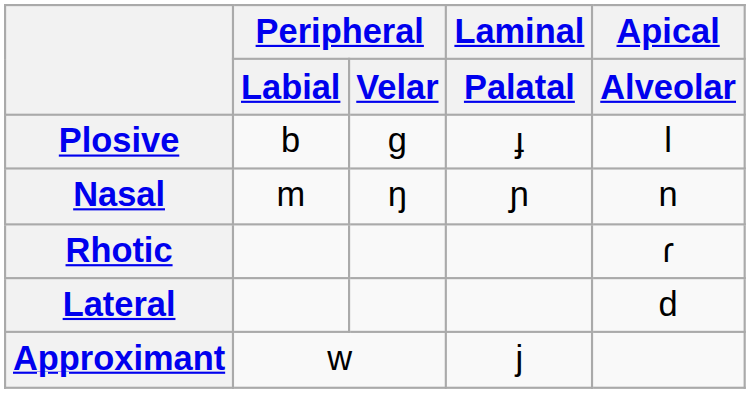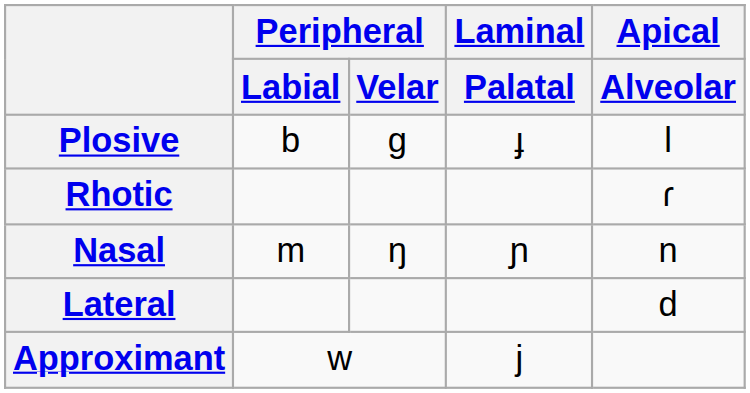rows swapped: (119, 195) <-> (119, 250)
